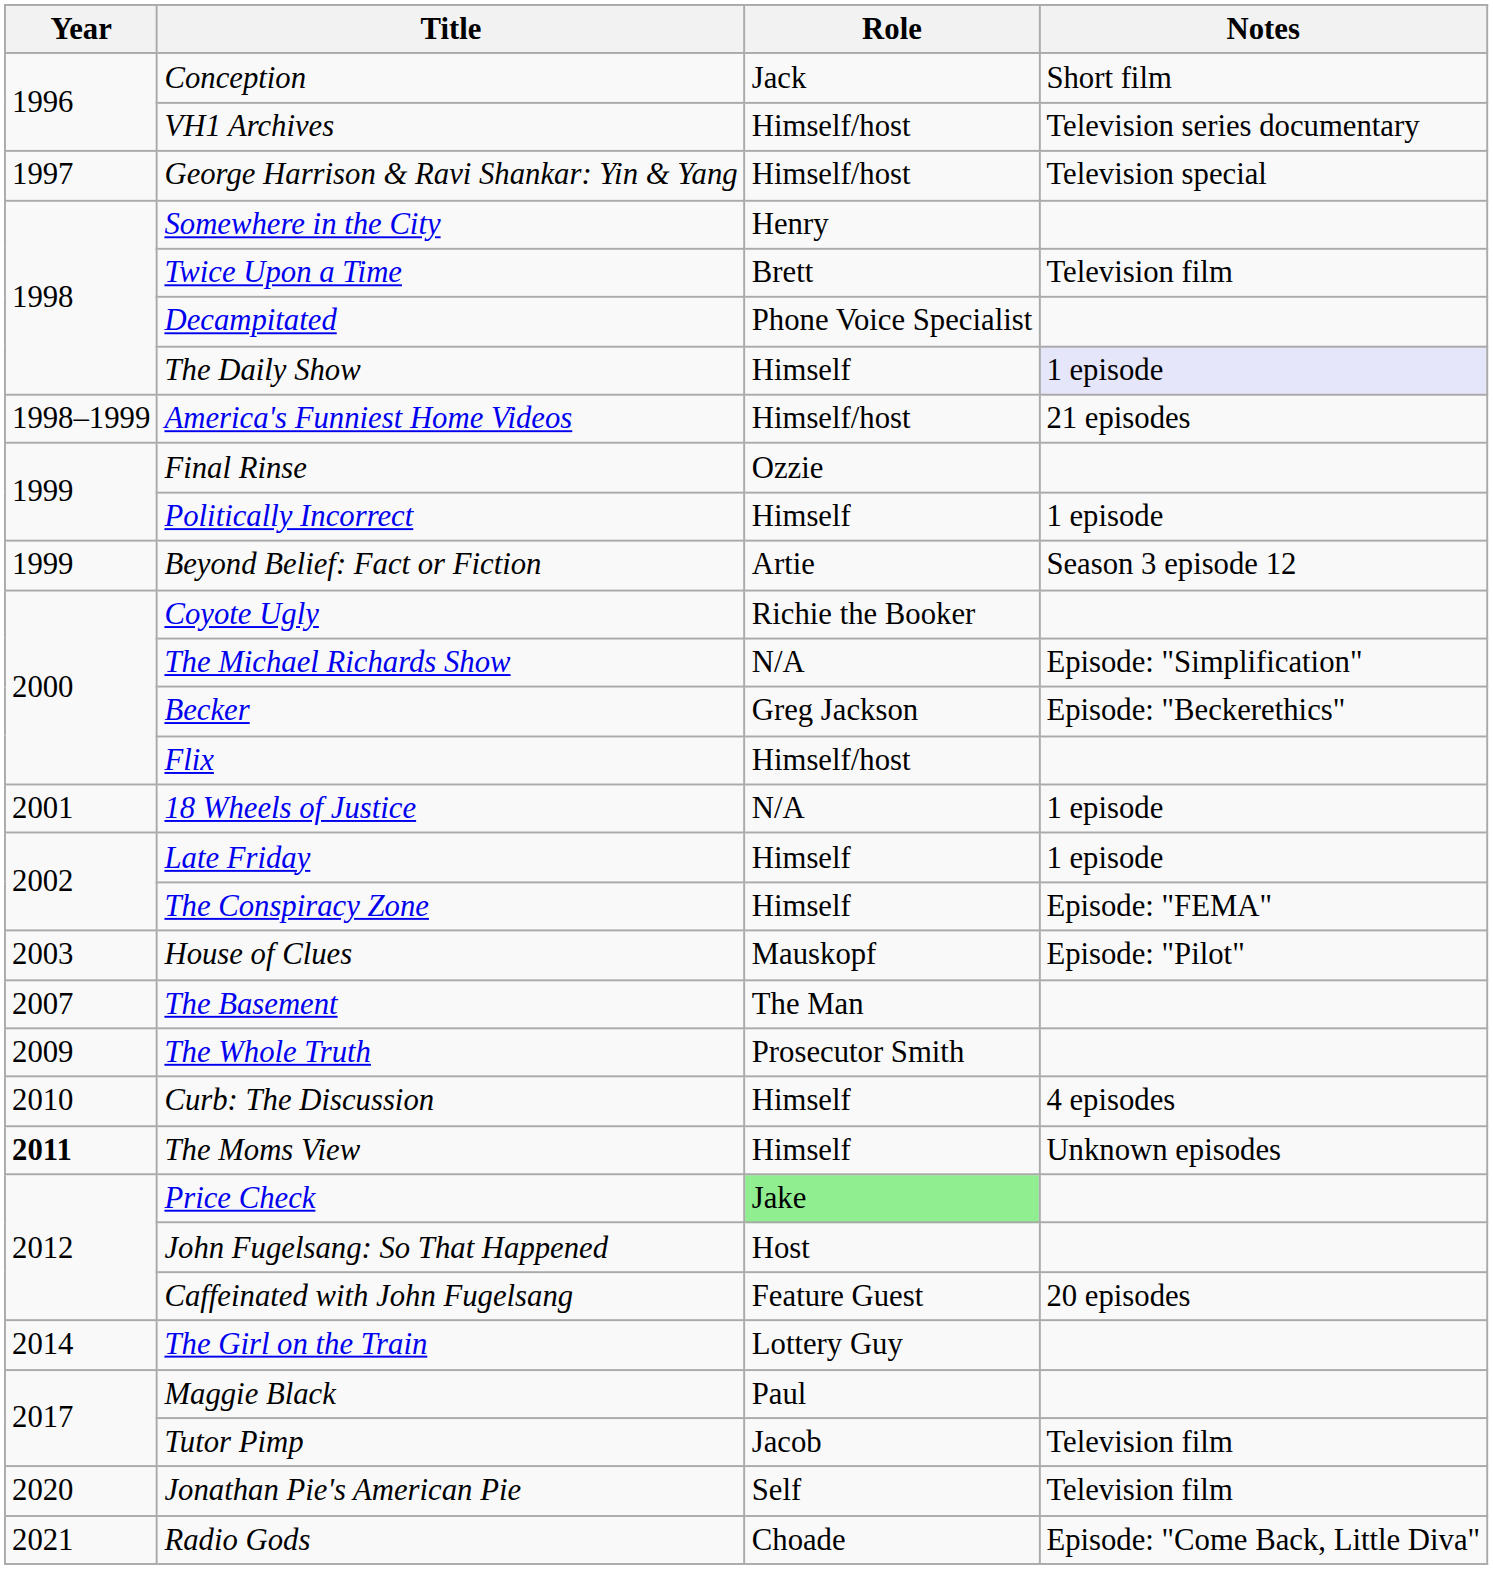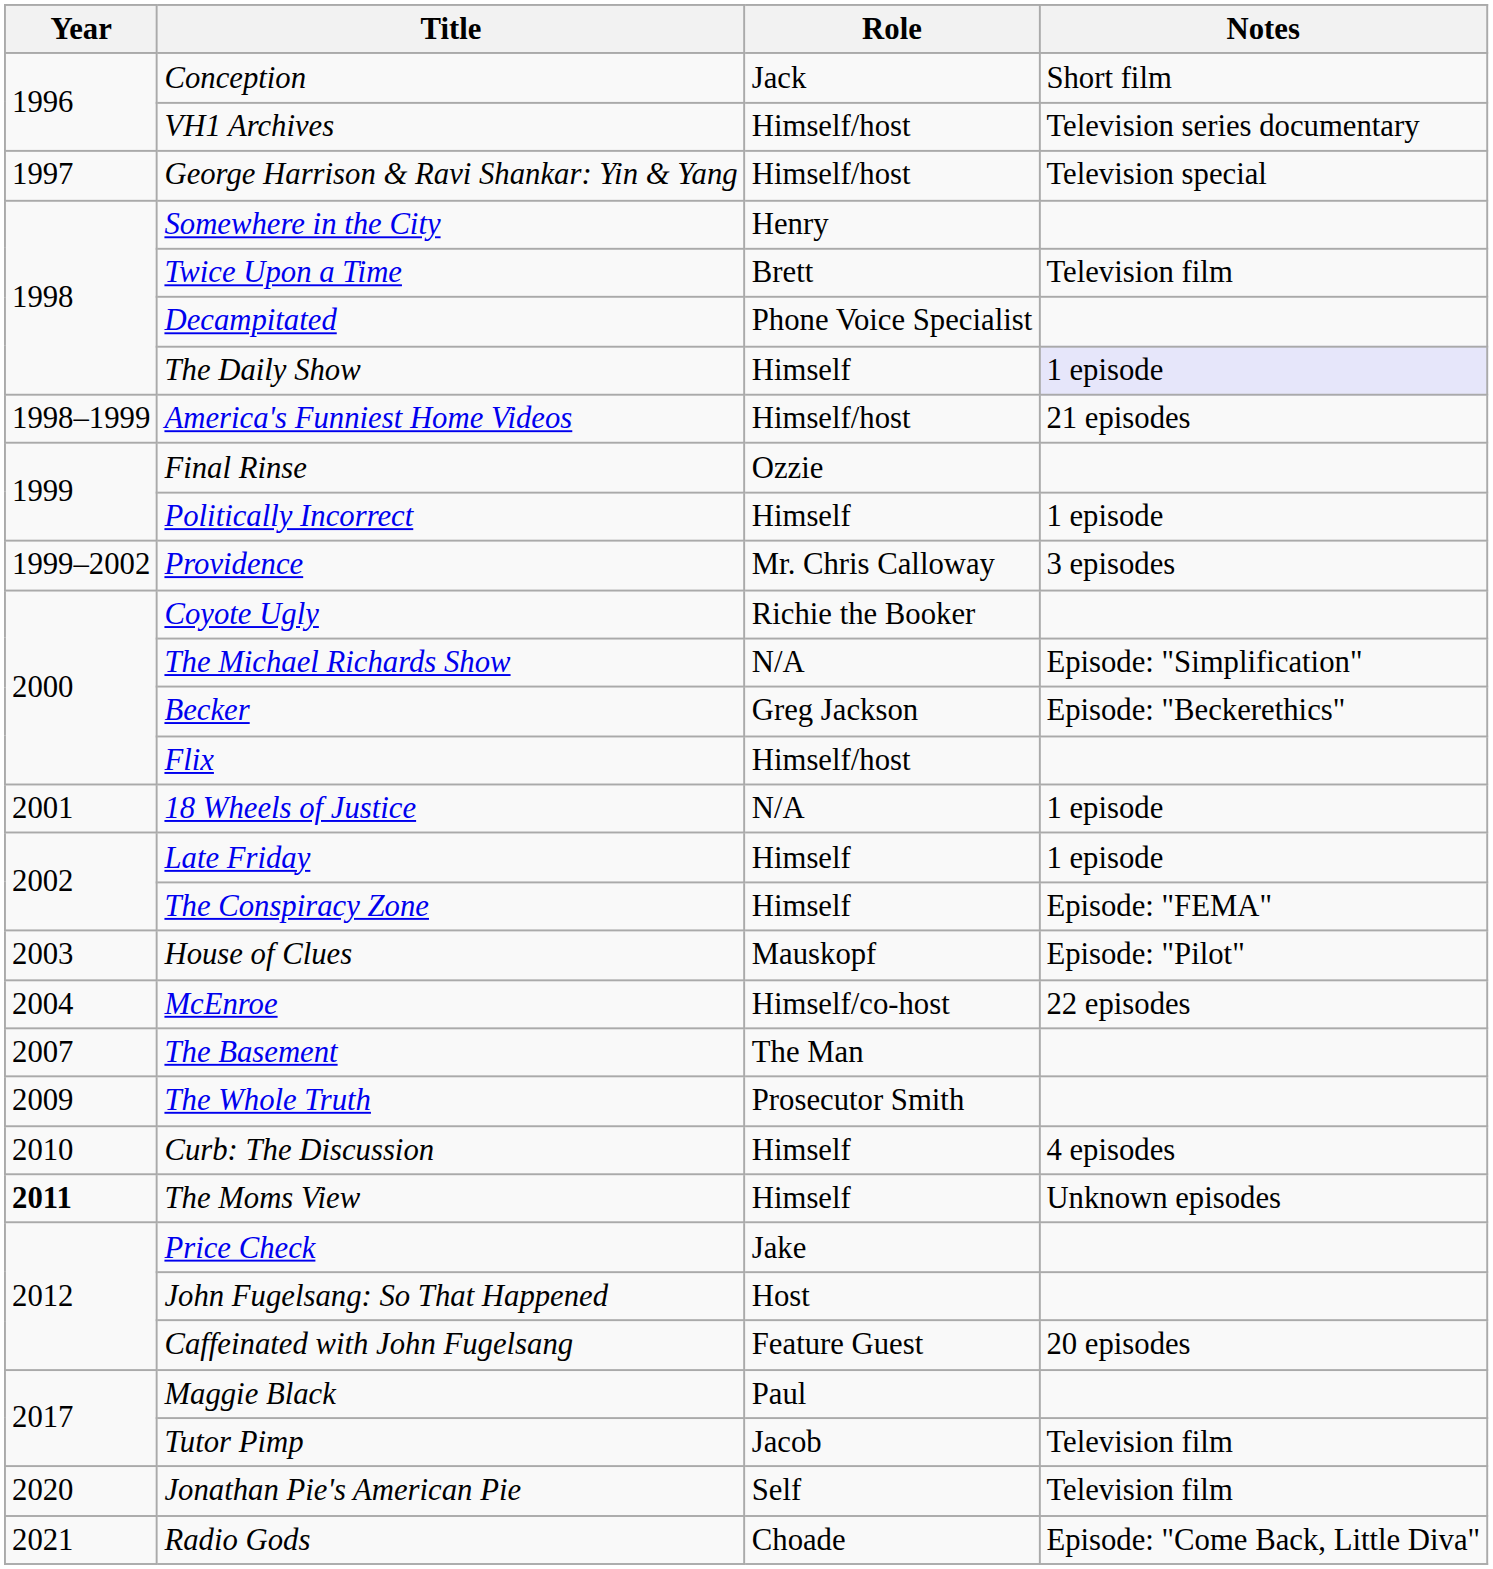- row: (353, 564)
+ row: (234, 564)
+ row: (221, 1003)
(779, 1198) lightgreen background -> (779, 1246) no background
- row: (296, 1344)
